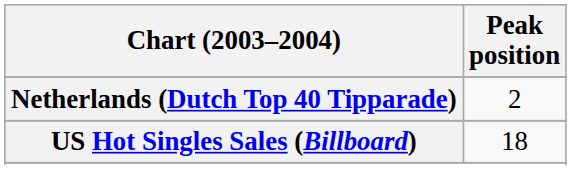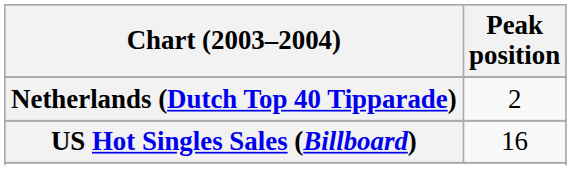(515, 141) 18 -> (515, 141) 16
